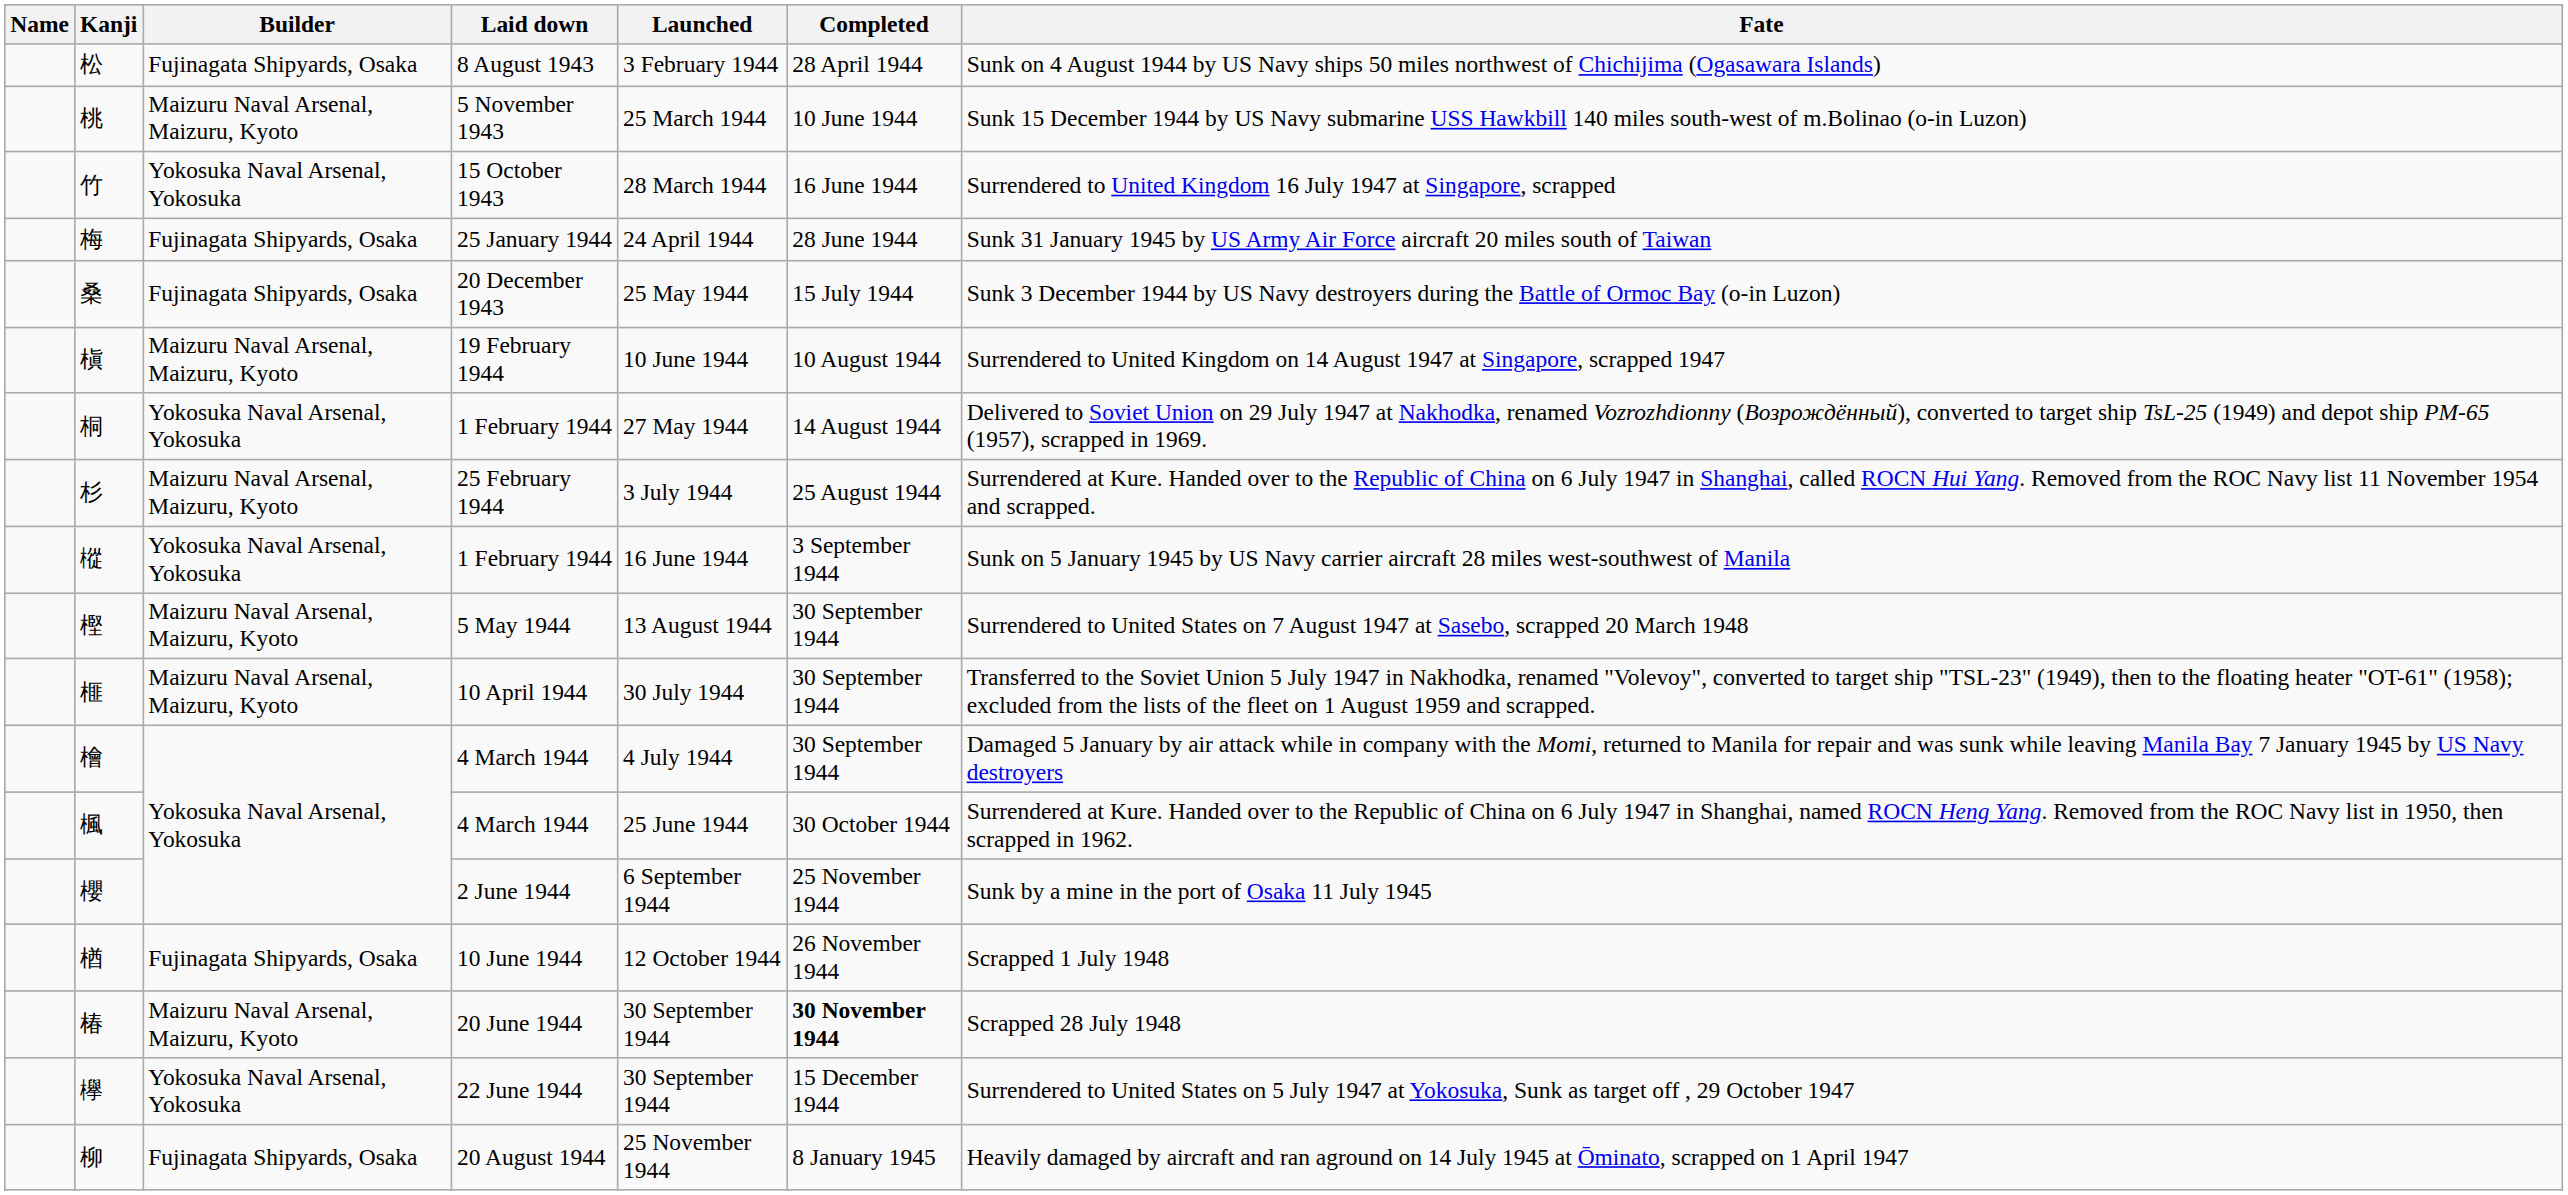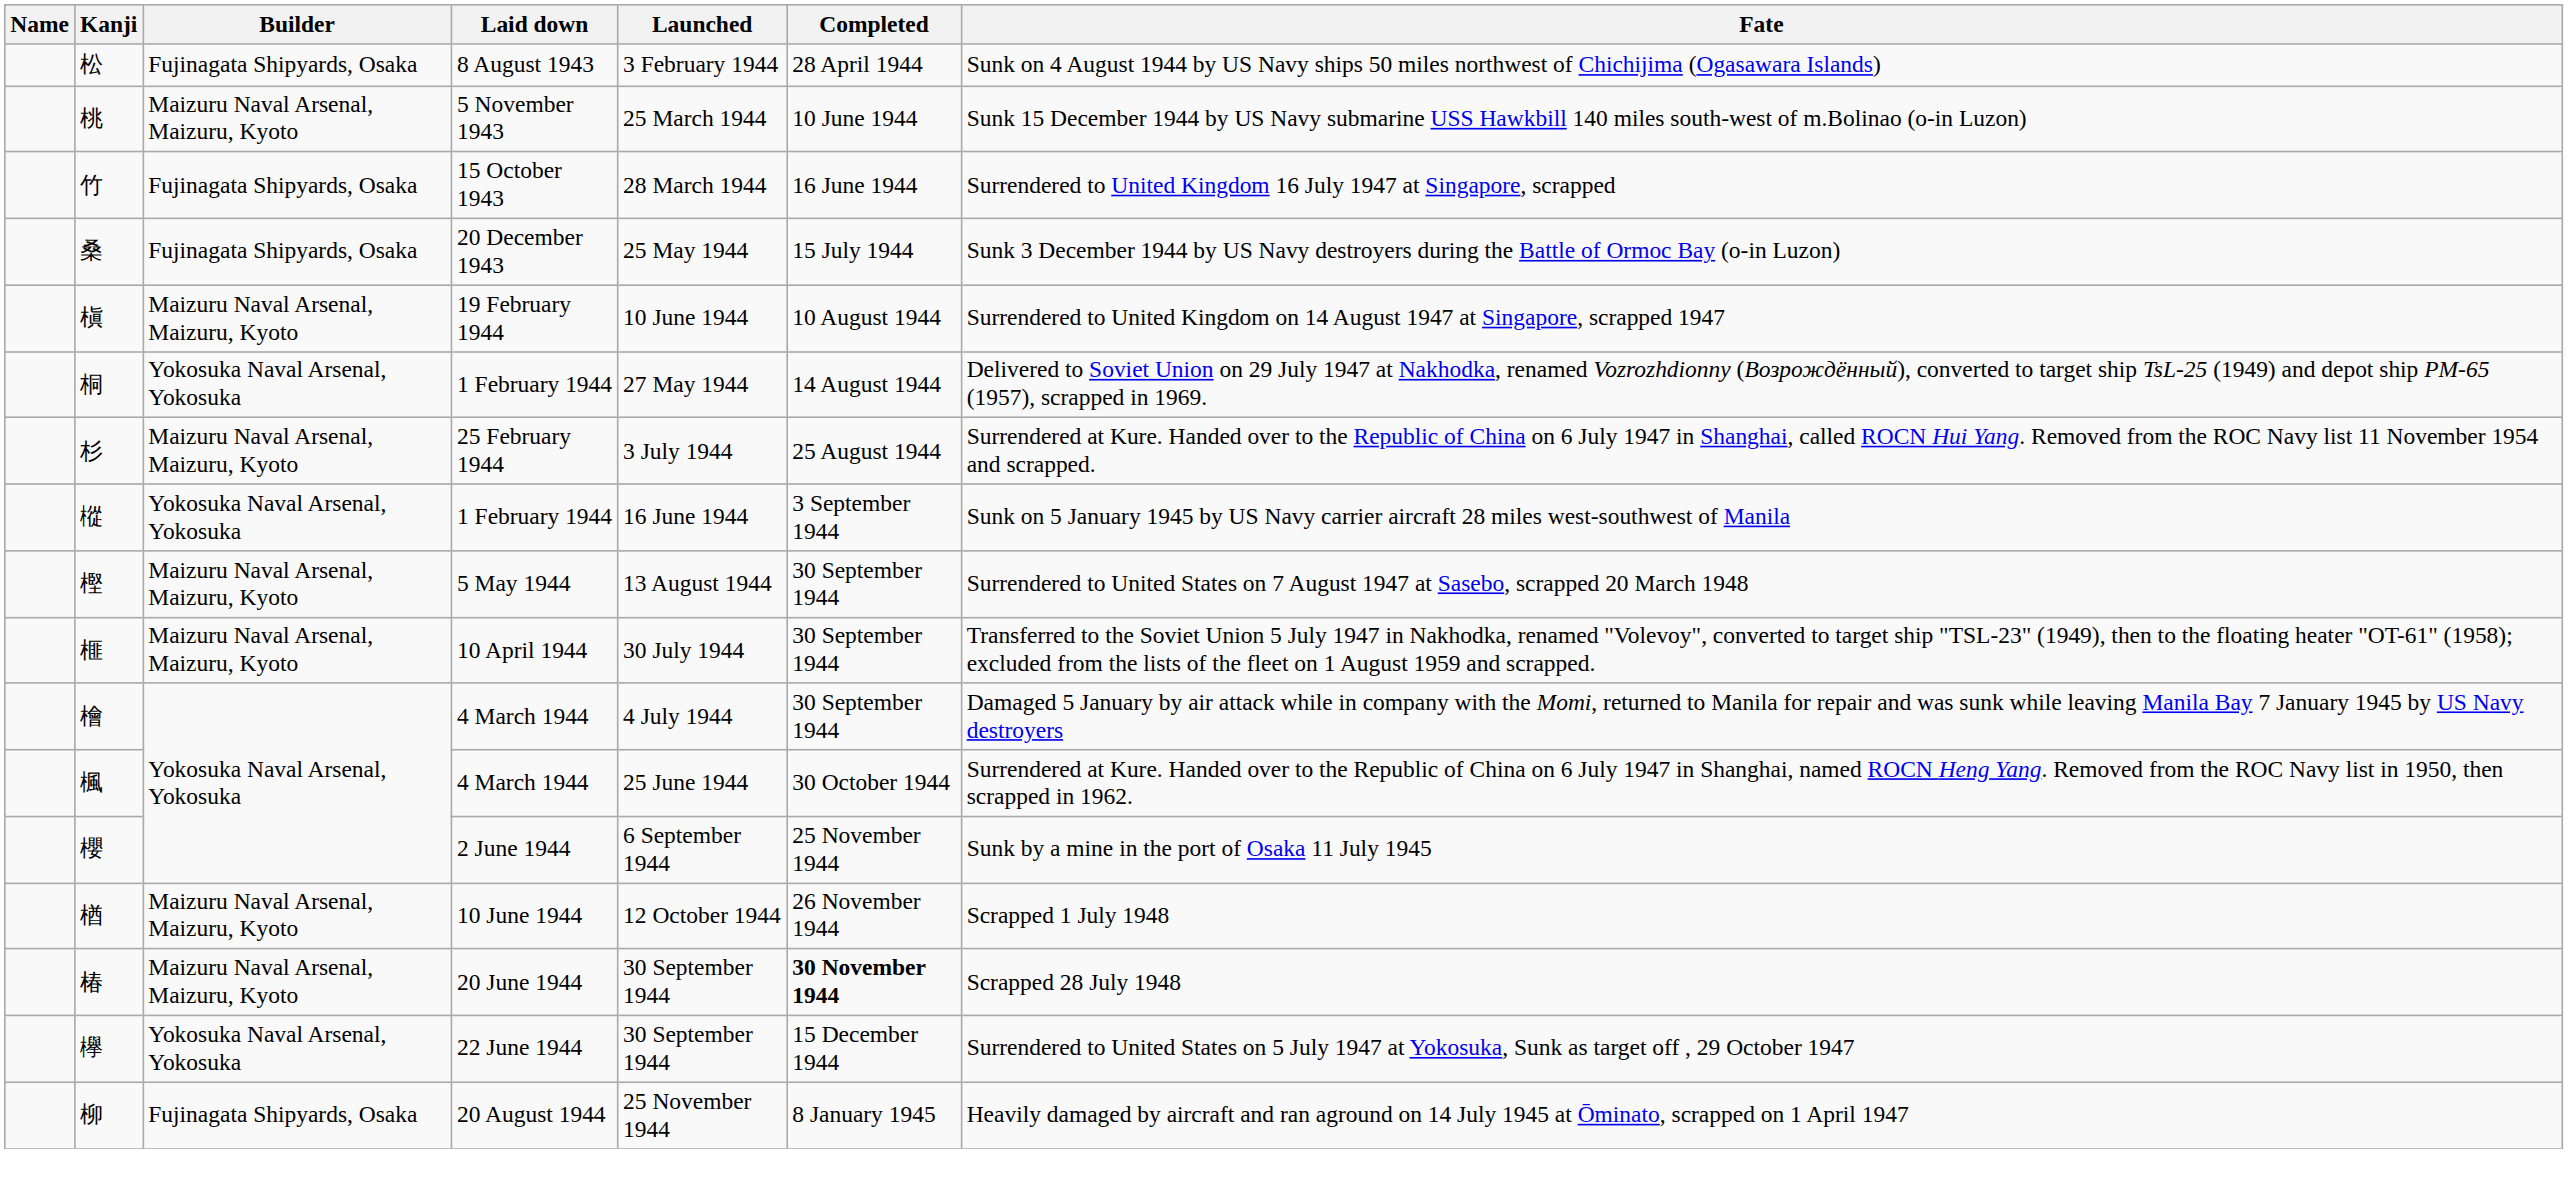(267, 185) Yokosuka Naval Arsenal, Yokosuka -> (283, 185) Fujinagata Shipyards, Osaka
- row: (91, 239)
(283, 957) Fujinagata Shipyards, Osaka -> (261, 915) Maizuru Naval Arsenal, Maizuru, Kyoto
